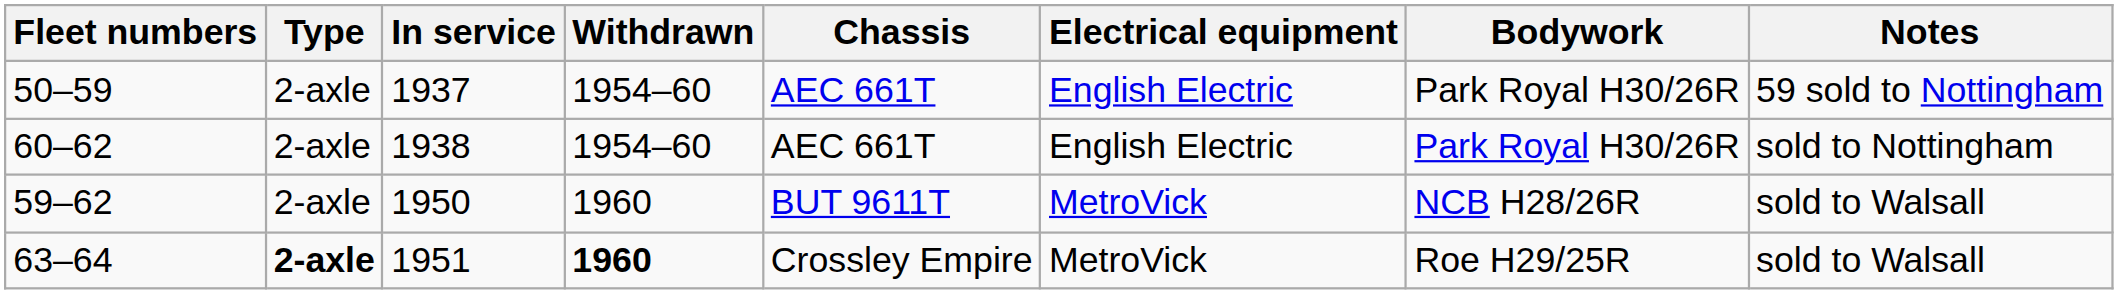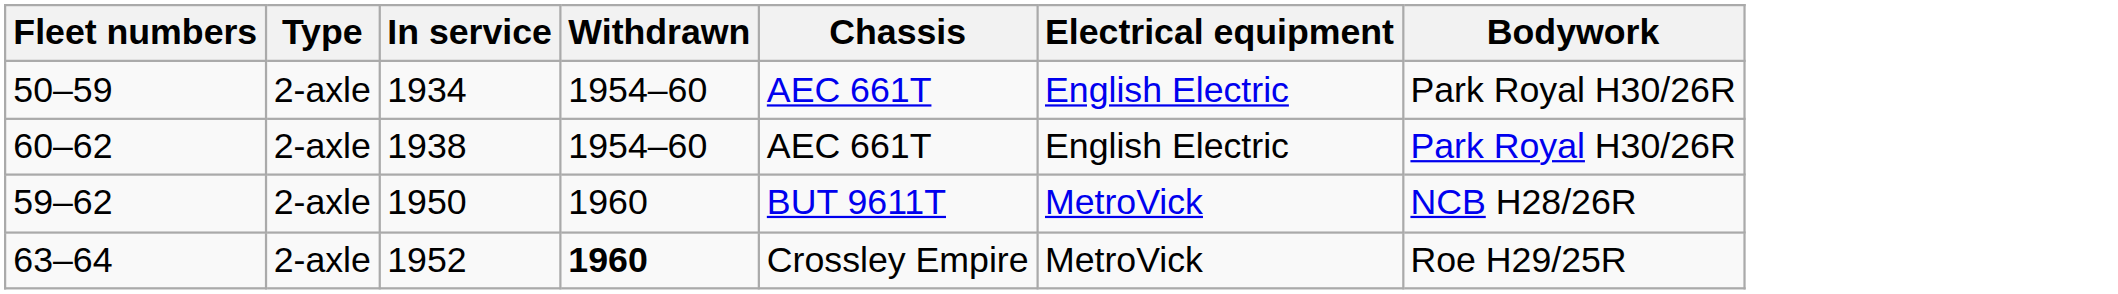- column: (1930, 32)
(431, 89) 1937 -> (427, 89) 1934
(324, 259) bold -> (322, 259) normal
(431, 259) 1951 -> (427, 259) 1952
